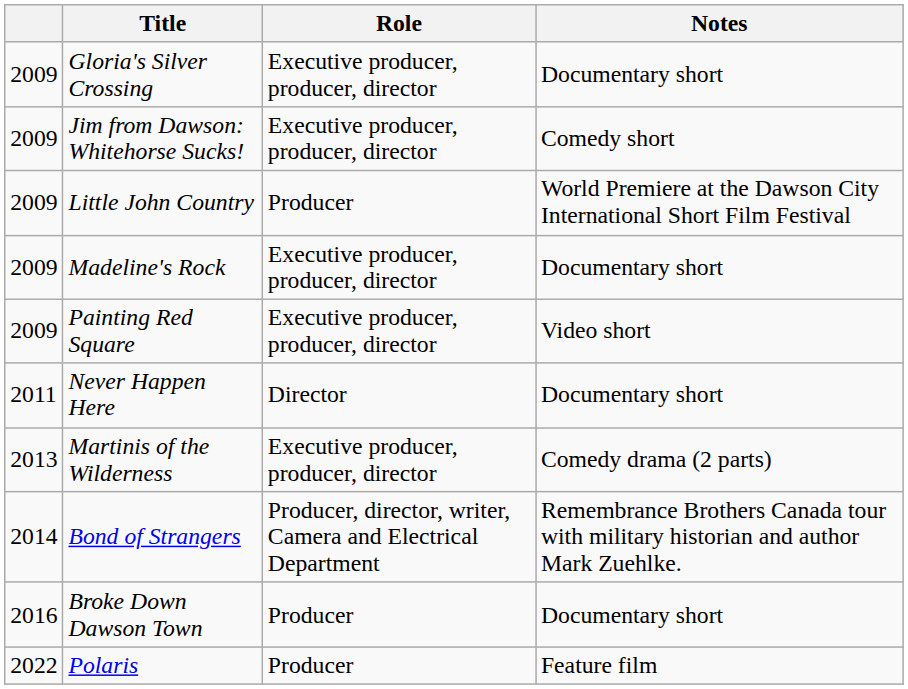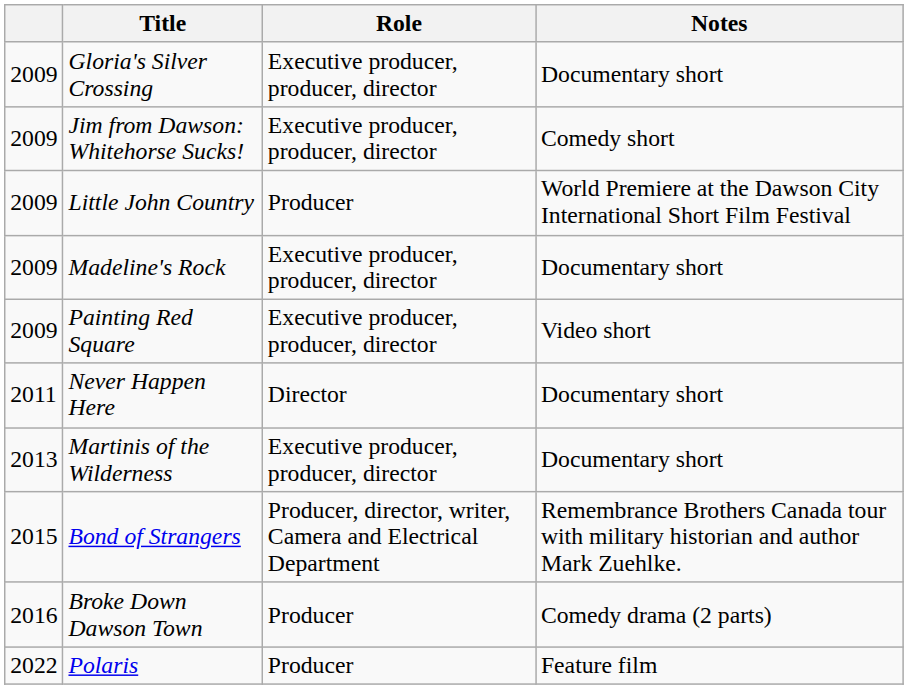(656, 459) Comedy drama (2 parts) -> (632, 459) Documentary short
(34, 536) 2014 -> (34, 536) 2015
(632, 614) Documentary short -> (656, 614) Comedy drama (2 parts)
